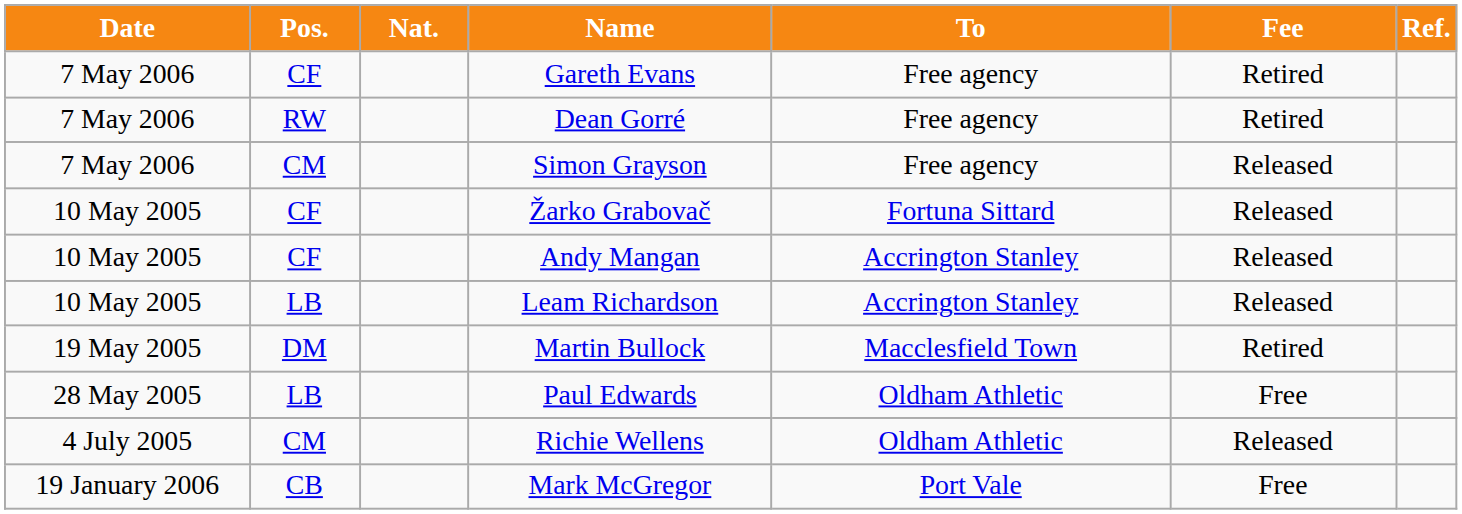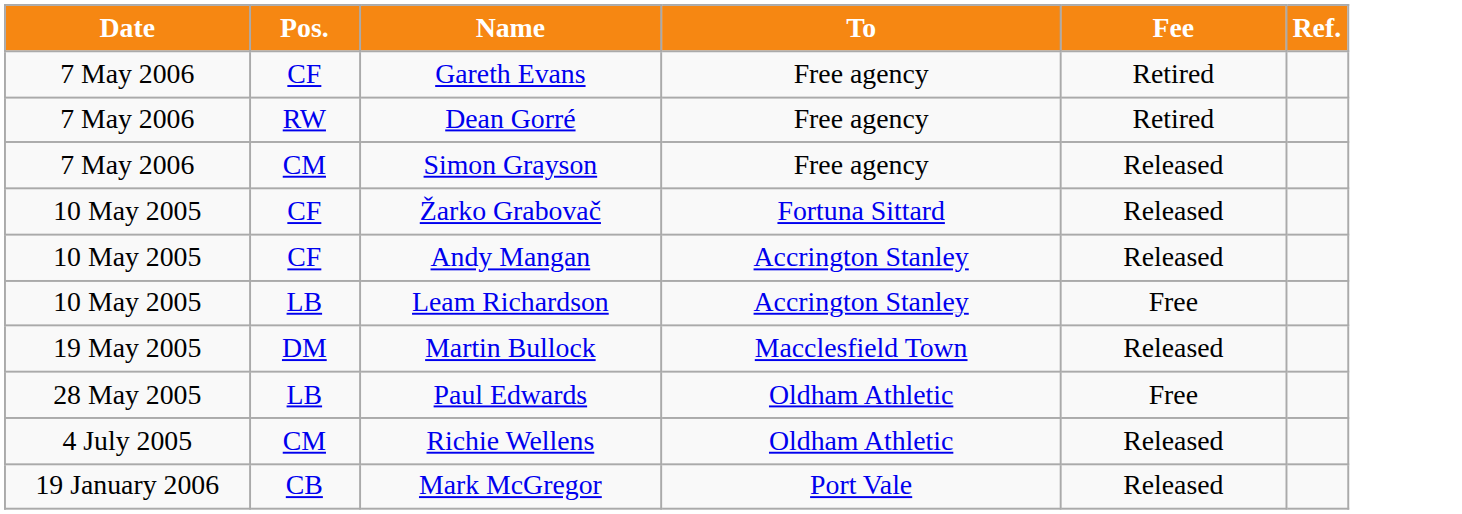- column: (414, 27)
(1283, 302) Released -> (1173, 302) Free
(1283, 348) Retired -> (1173, 348) Released
(1283, 486) Free -> (1173, 486) Released
